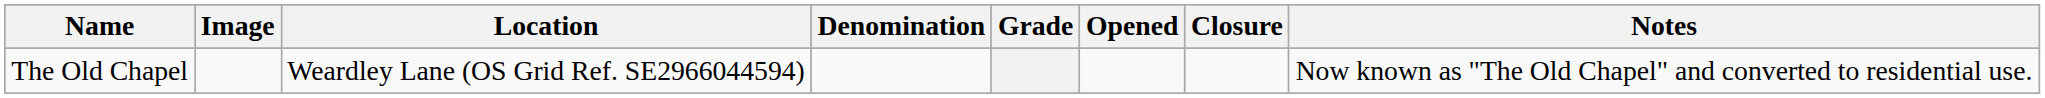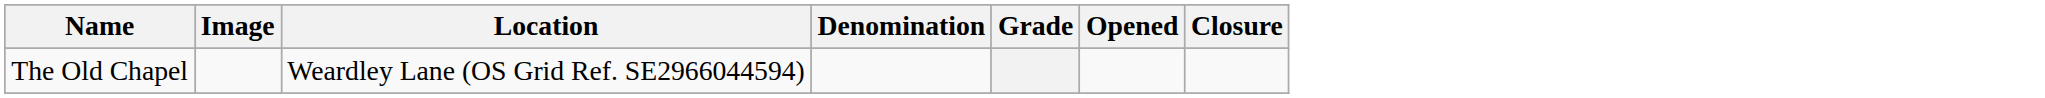- column: (1664, 26)
